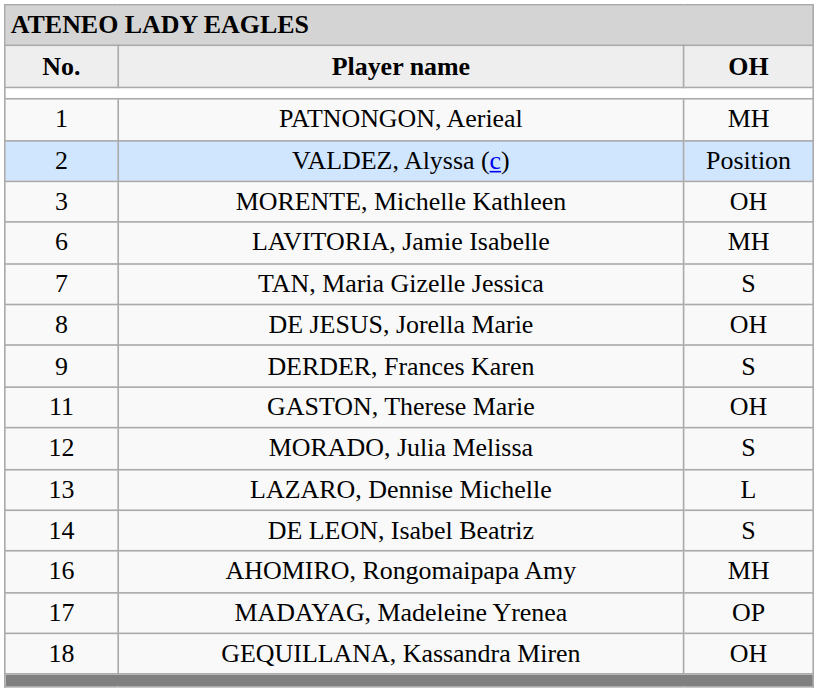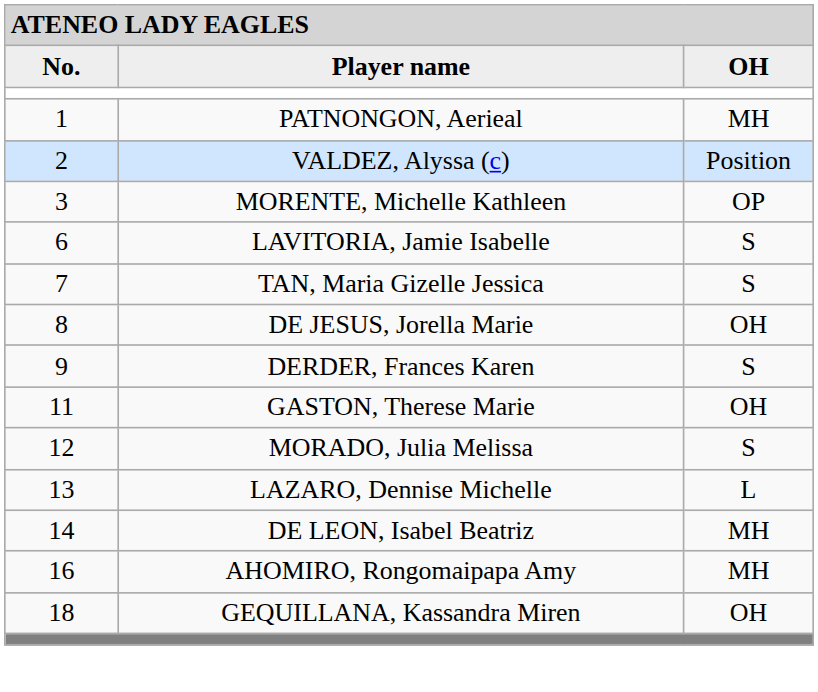(749, 201) OH -> (749, 201) OP
(749, 242) MH -> (749, 242) S
(749, 530) S -> (749, 530) MH
- row: (61, 612)
